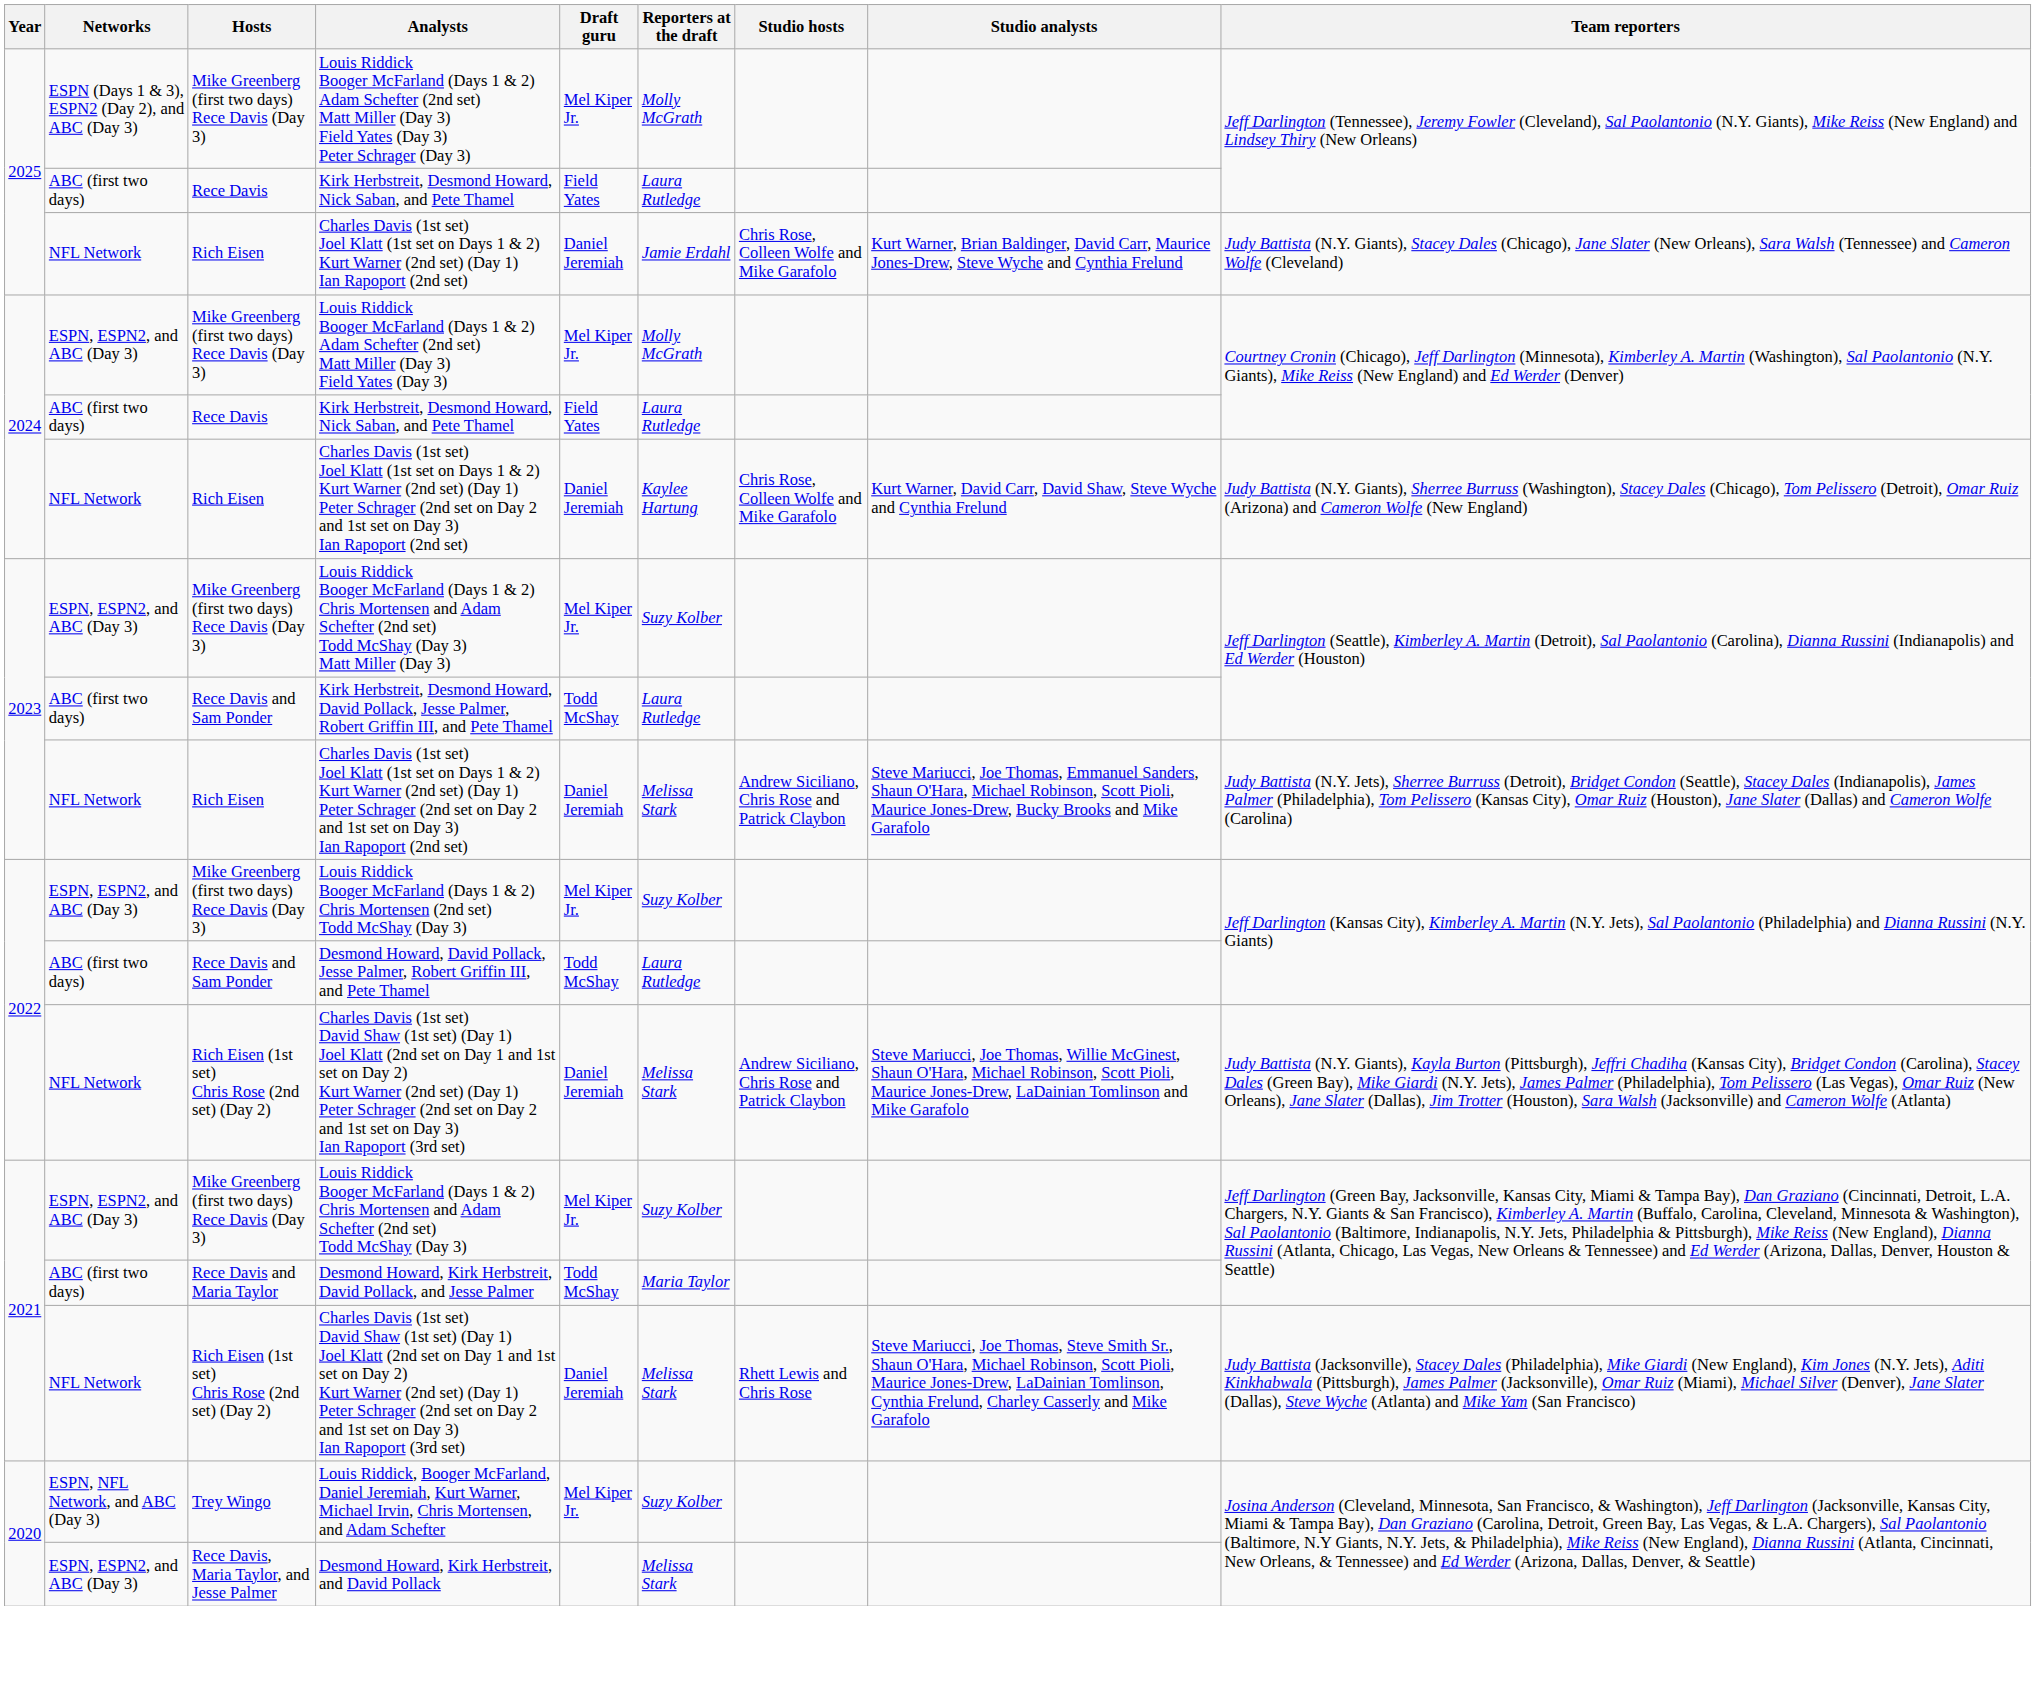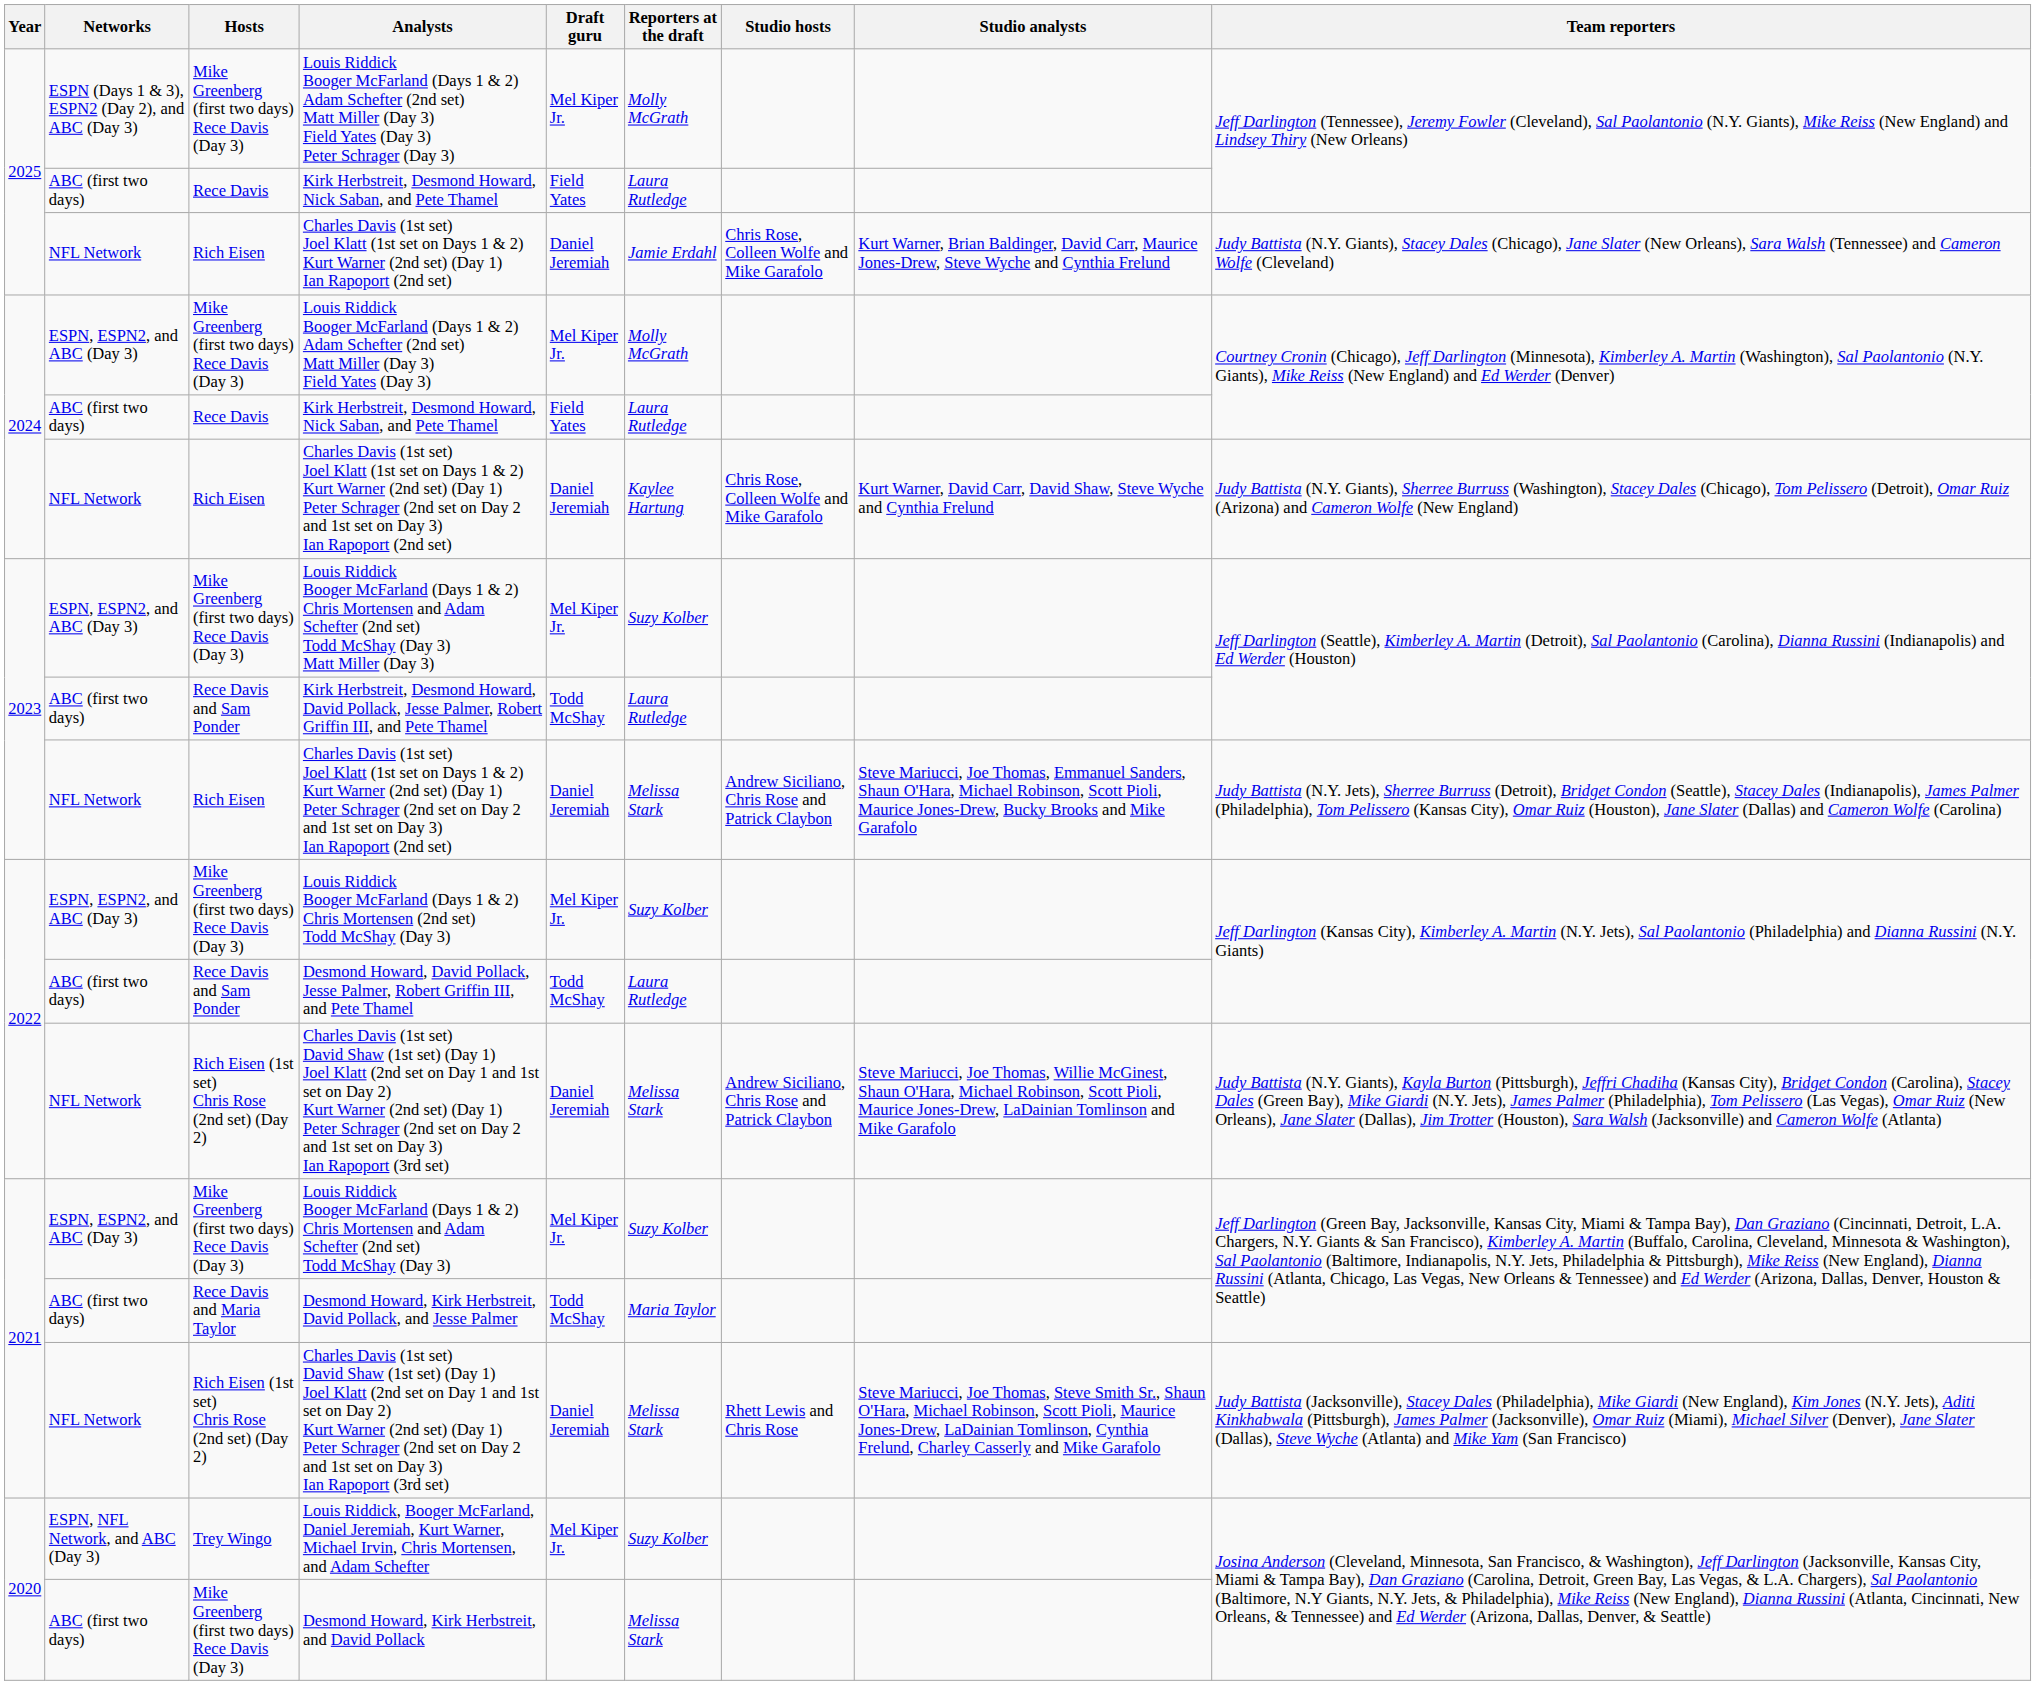(113, 1574) ESPN, ESPN2, and ABC (Day 3) -> (98, 1629) ABC (first two days)
(251, 1574) Rece Davis, Maria Taylor, and Jesse Palmer -> (243, 1629) Mike Greenberg (first two days) Rece Davis (Day 3)
